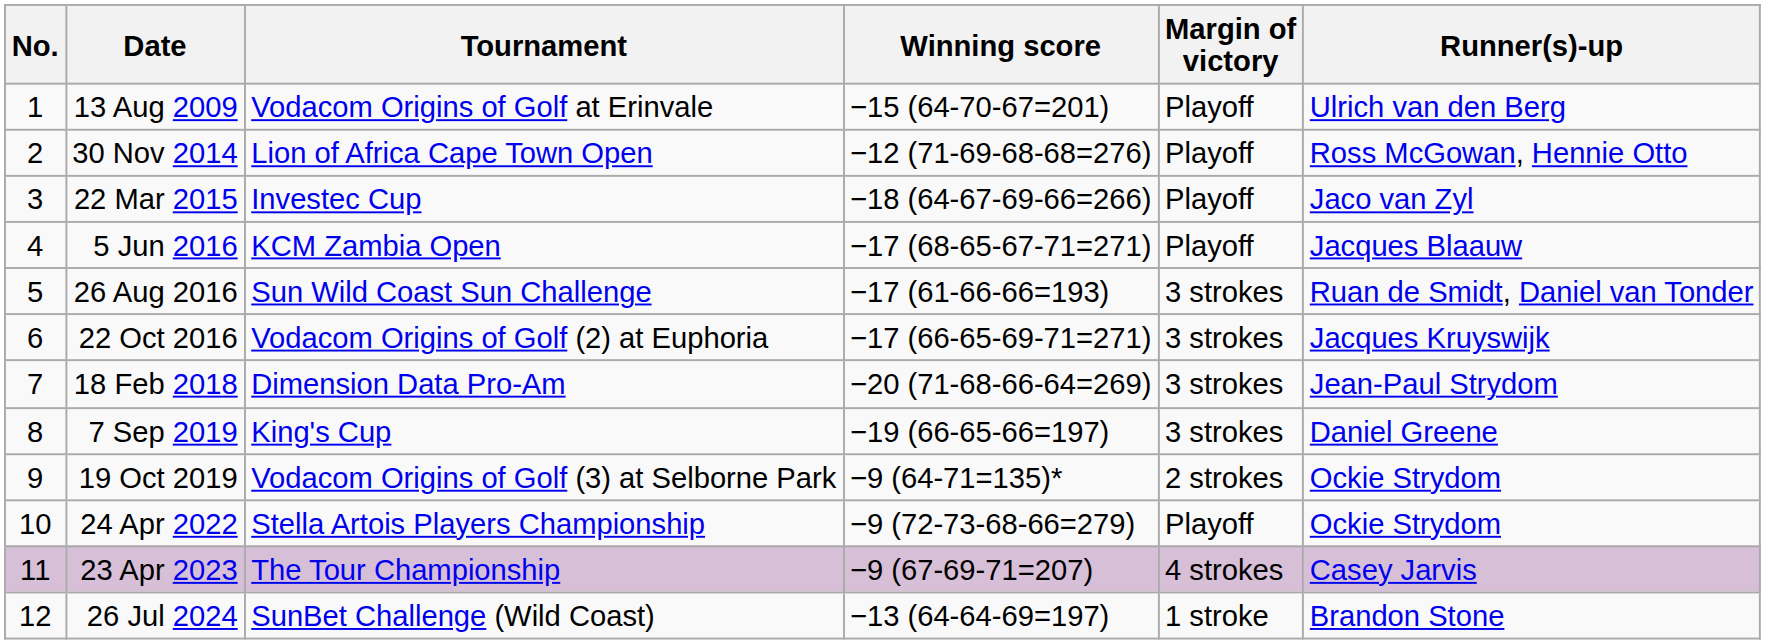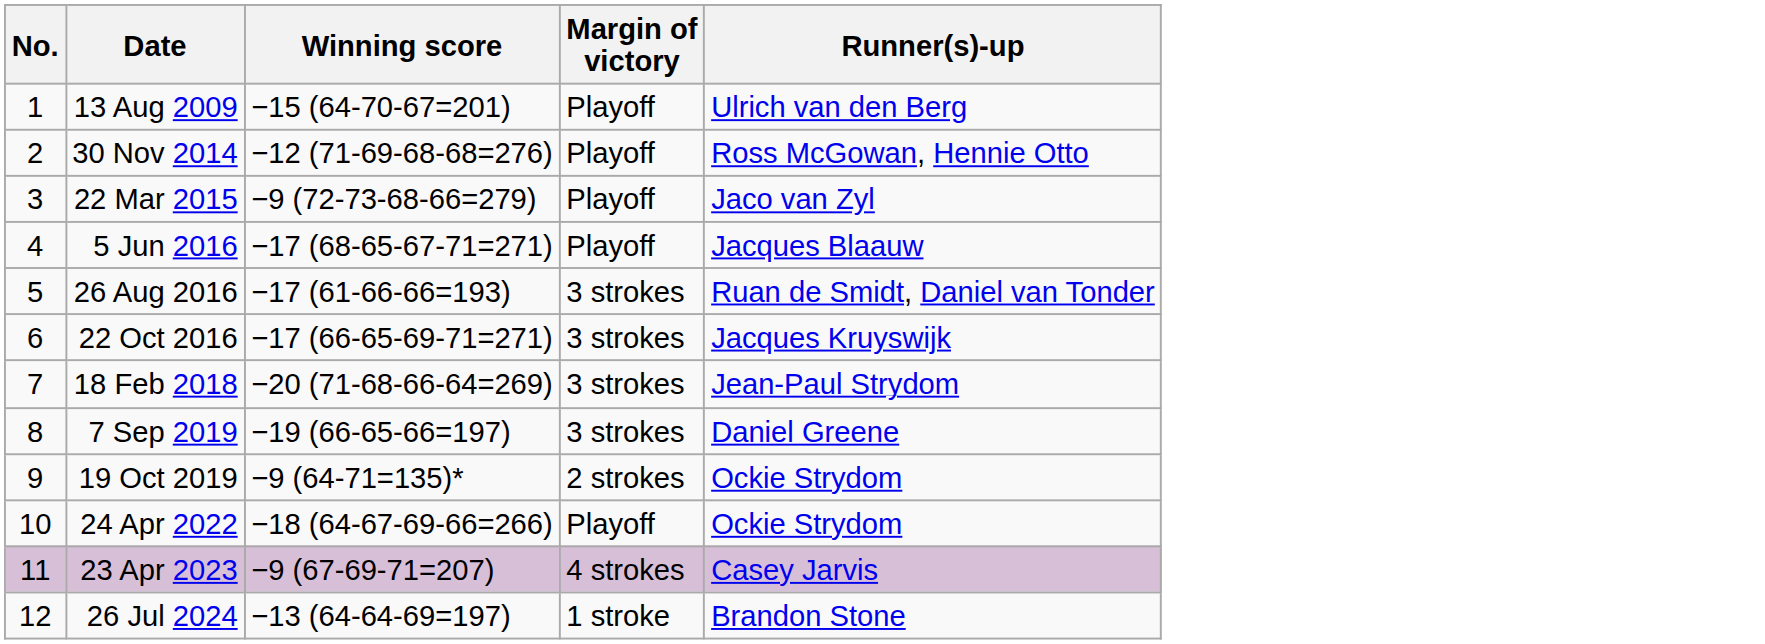- column: (544, 45)
(1001, 199) −18 (64-67-69-66=266) -> (394, 199) −9 (72-73-68-66=279)
(993, 523) −9 (72-73-68-66=279) -> (402, 523) −18 (64-67-69-66=266)
